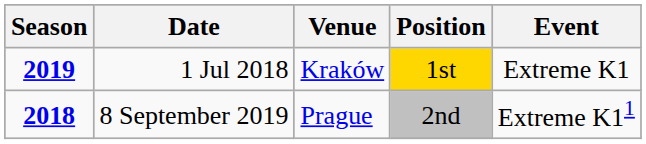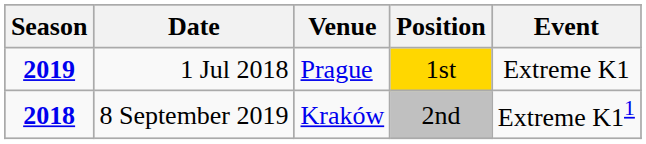(342, 68) Kraków -> (337, 68) Prague
(337, 114) Prague -> (342, 114) Kraków
